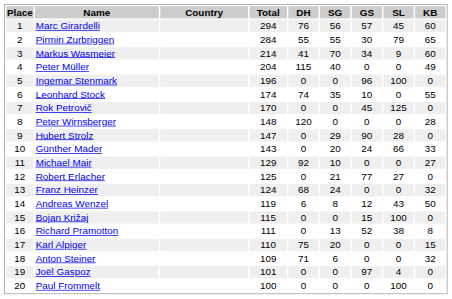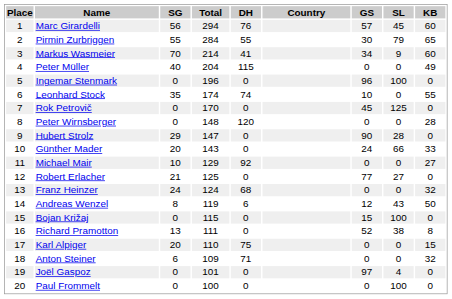columns swapped: (204, 12) <-> (335, 12)
